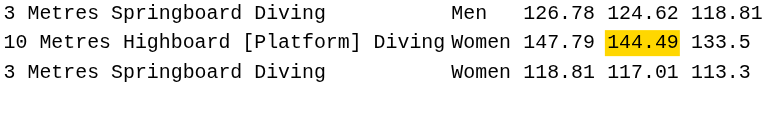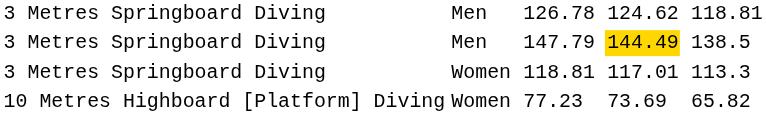(224, 43) 10 Metres Highboard [Platform] Diving -> (165, 43) 3 Metres Springboard Diving
(481, 43) Women -> (469, 43) Men
(721, 43) 133.5 -> (721, 43) 138.5
+ row: (553, 101)
